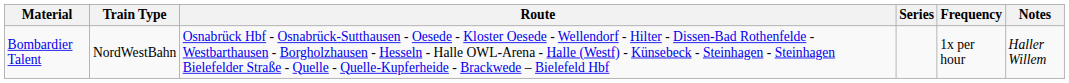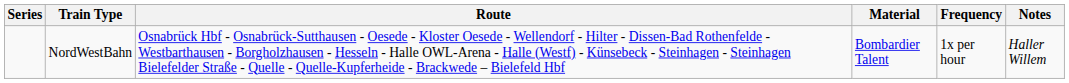columns swapped: (917, 15) <-> (47, 15)
